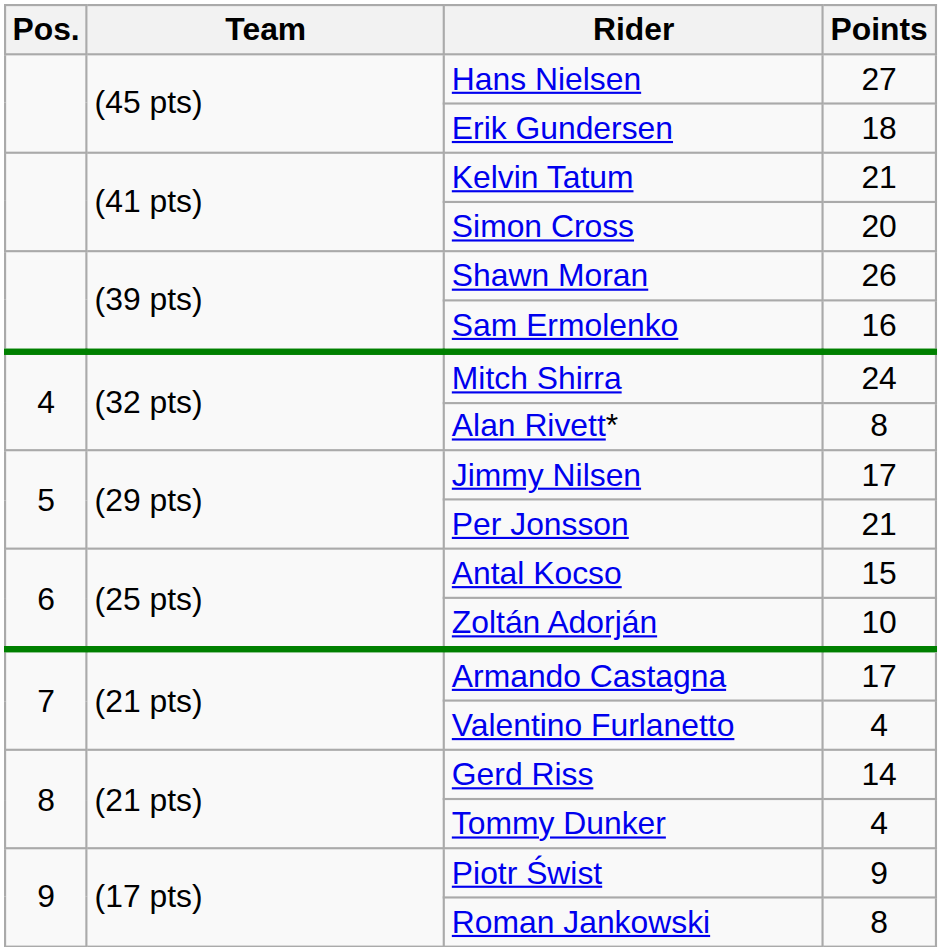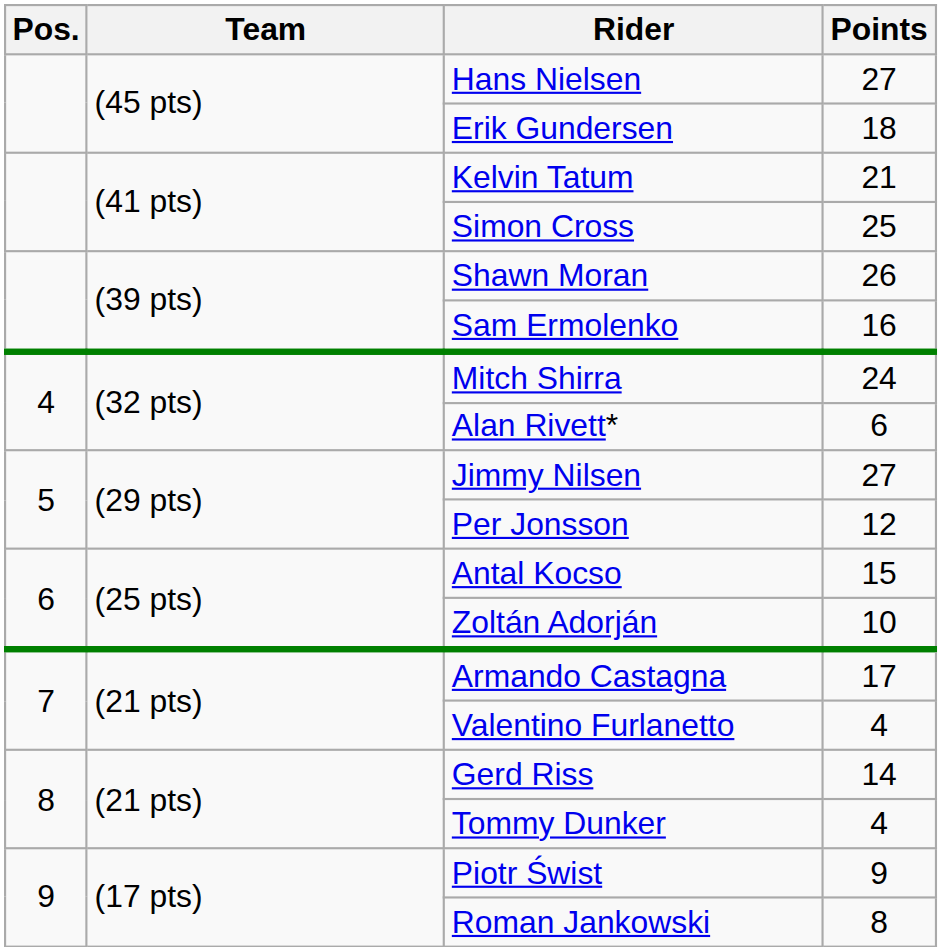(879, 226) 20 -> (879, 226) 25
(879, 426) 8 -> (879, 426) 6
(879, 476) 17 -> (879, 476) 27
(879, 525) 21 -> (879, 525) 12
